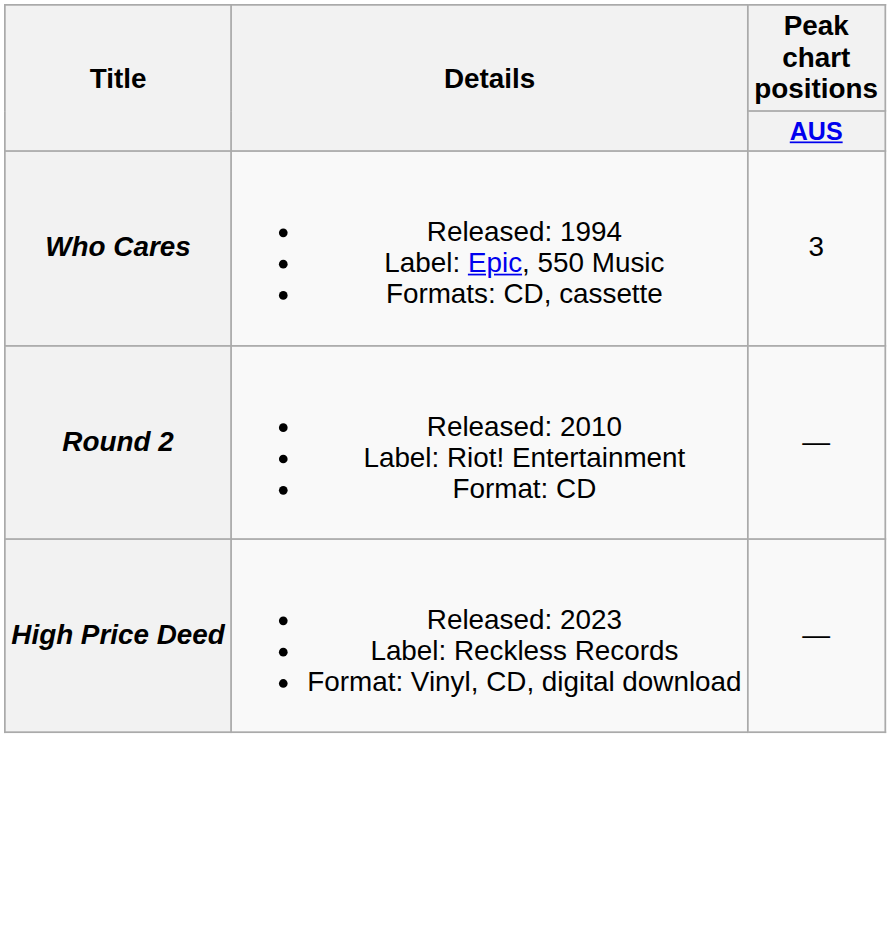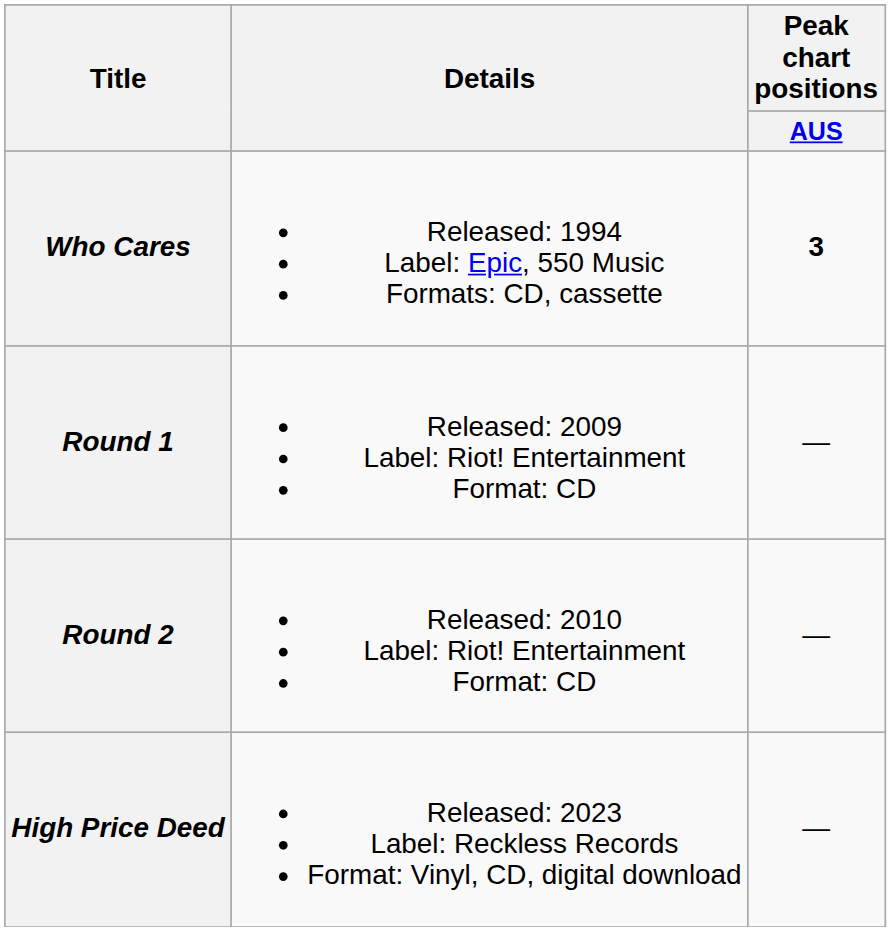(816, 247) normal -> (816, 247) bold
+ row: (118, 441)
